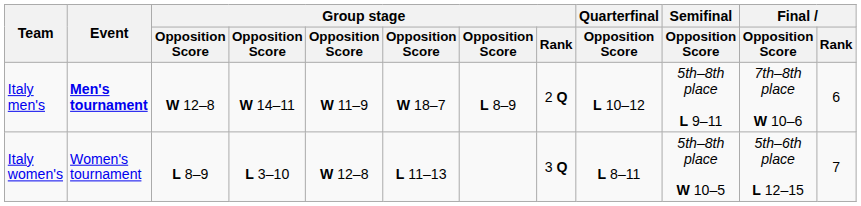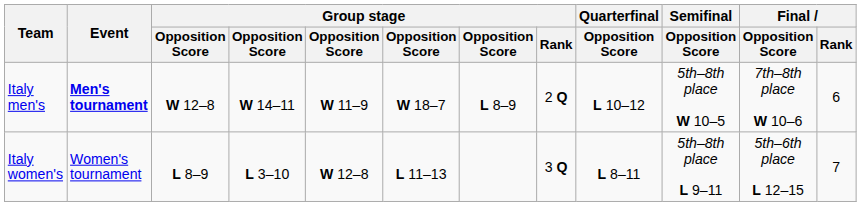(701, 98) 5th–8th place L 9–11 -> (701, 98) 5th–8th place W 10–5
(701, 167) 5th–8th place W 10–5 -> (701, 167) 5th–8th place L 9–11
